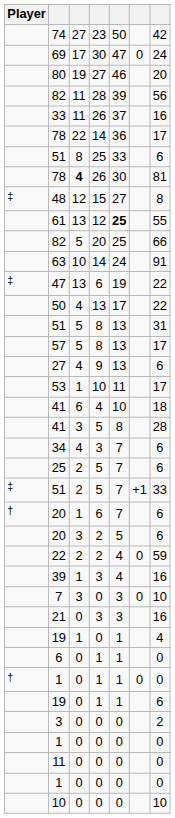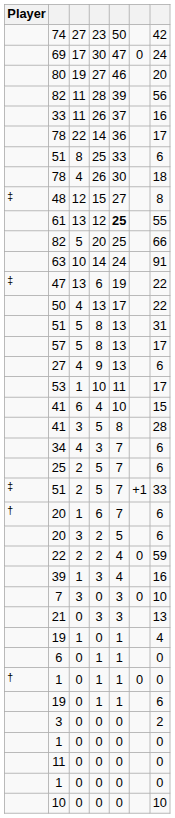(79, 177) bold -> (79, 177) normal
(160, 177) 81 -> (160, 177) 18
(160, 407) 18 -> (160, 407) 15
(160, 617) 16 -> (160, 617) 13
